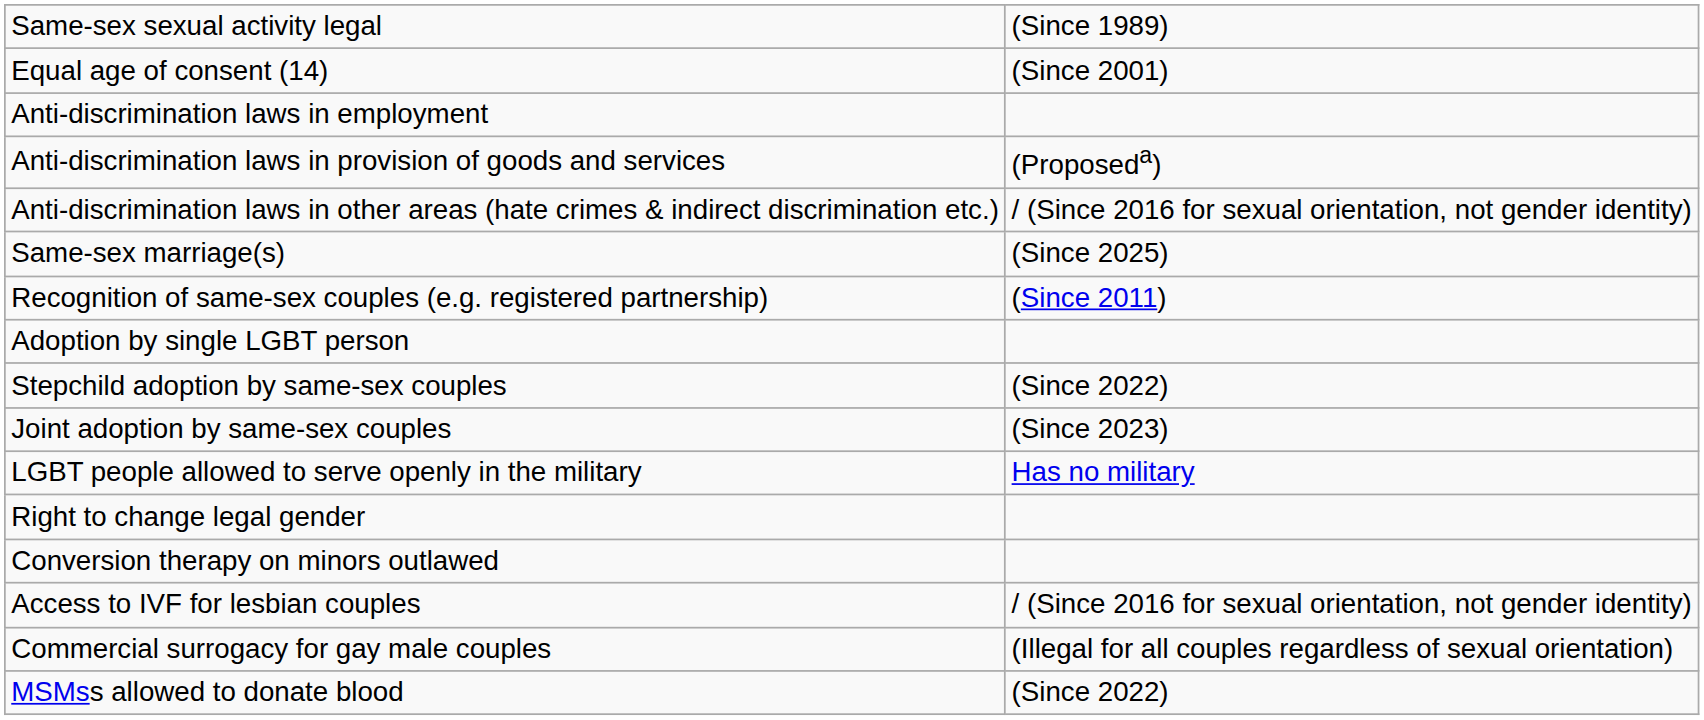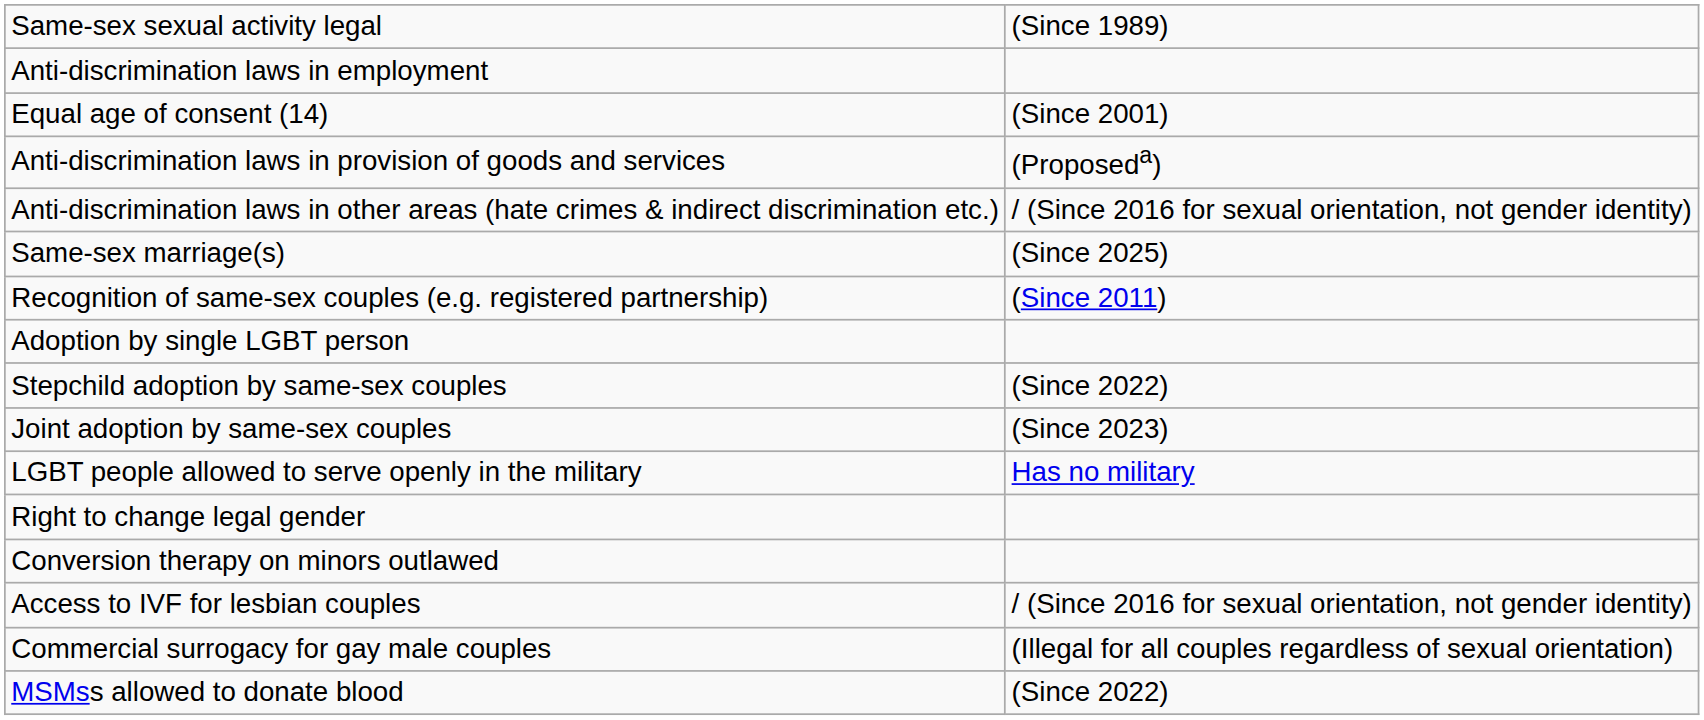rows swapped: (170, 70) <-> (250, 114)
